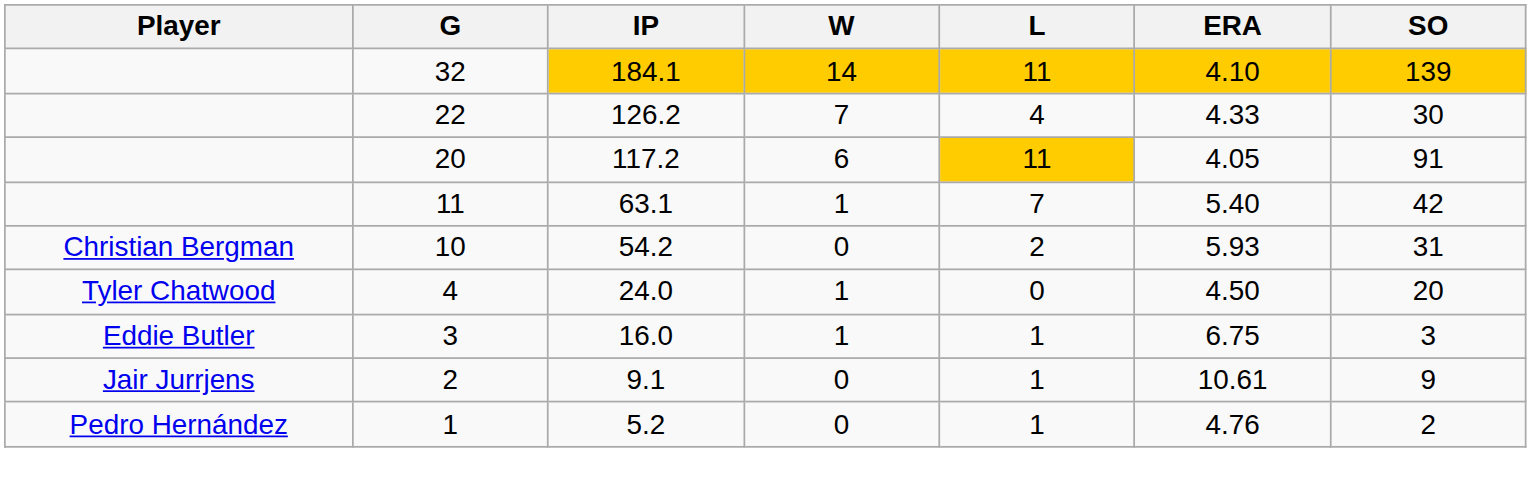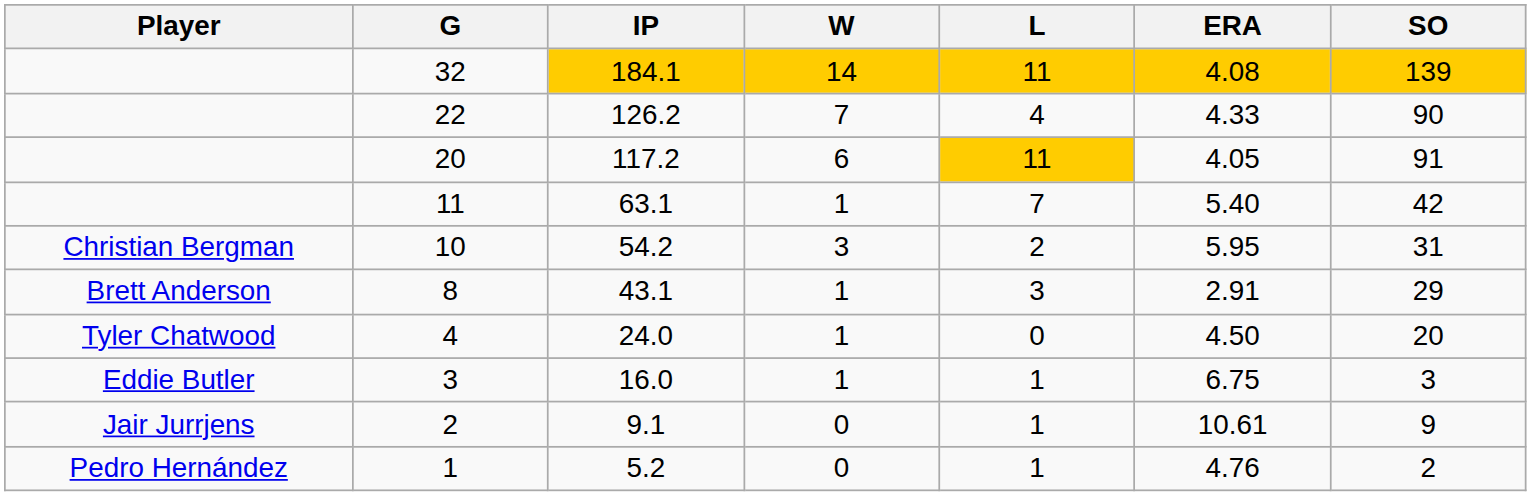(1233, 70) 4.10 -> (1233, 70) 4.08
(1428, 114) 30 -> (1428, 114) 90
(841, 247) 0 -> (841, 247) 3
(1233, 247) 5.93 -> (1233, 247) 5.95
+ row: (450, 291)
